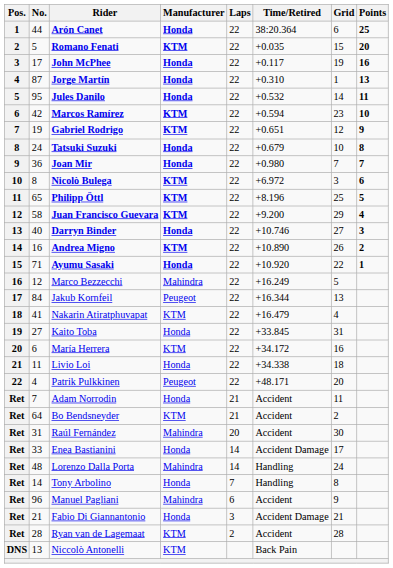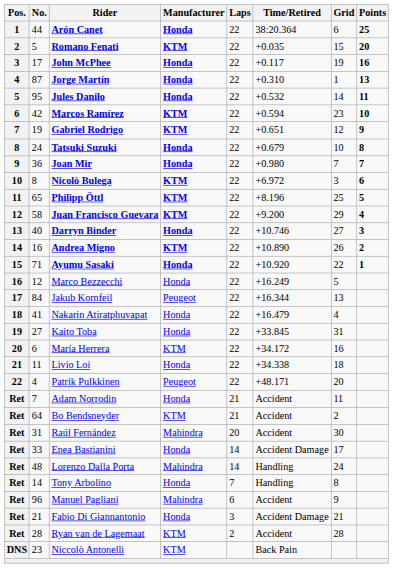(183, 281) Mahindra -> (177, 281) Honda
(174, 315) KTM -> (177, 315) Honda
(37, 550) 13 -> (37, 550) 23
